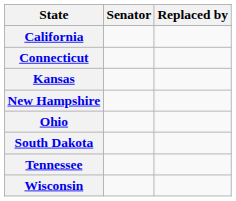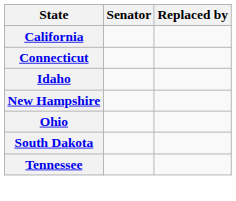+ row: (54, 79)
- row: (54, 79)
- row: (54, 185)
